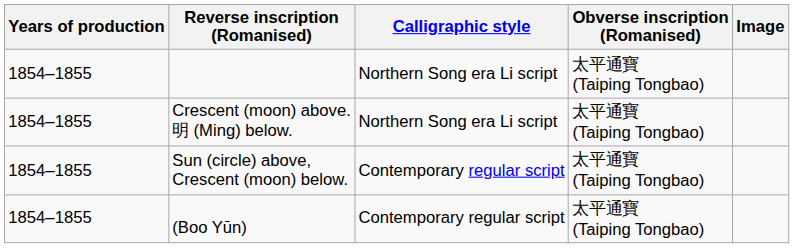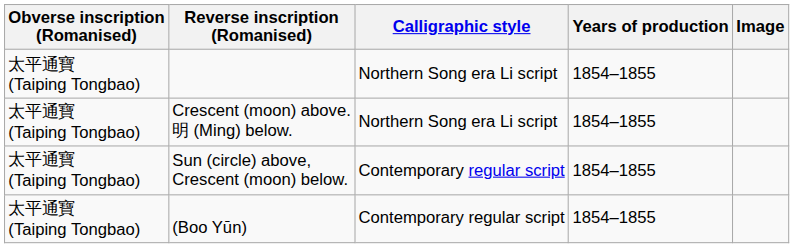columns swapped: (651, 27) <-> (86, 27)
